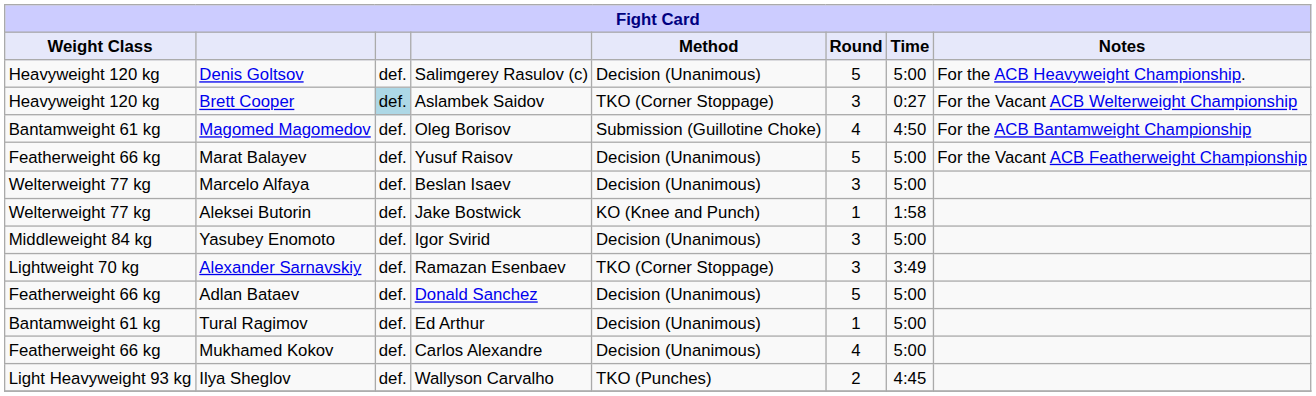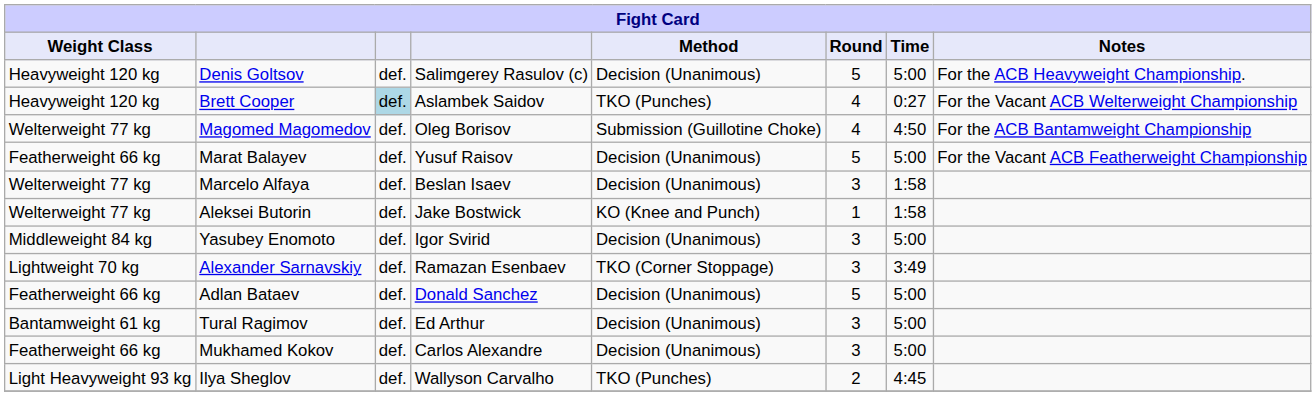(685, 101) TKO (Corner Stoppage) -> (654, 101) TKO (Punches)
(856, 101) 3 -> (856, 101) 4
(85, 129) Bantamweight 61 kg -> (80, 129) Welterweight 77 kg
(910, 184) 5:00 -> (910, 184) 1:58
(856, 322) 1 -> (856, 322) 3
(856, 350) 4 -> (856, 350) 3
